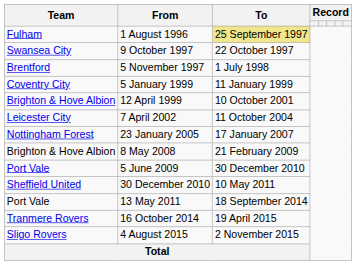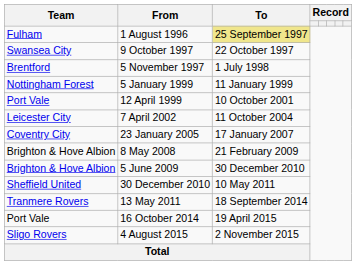(38, 84) Coventry City -> (50, 84) Nottingham Forest
(61, 101) Brighton & Hove Albion -> (28, 101) Port Vale
(50, 134) Nottingham Forest -> (38, 134) Coventry City
(28, 168) Port Vale -> (61, 168) Brighton & Hove Albion
(28, 201) Port Vale -> (48, 201) Tranmere Rovers
(48, 218) Tranmere Rovers -> (28, 218) Port Vale
